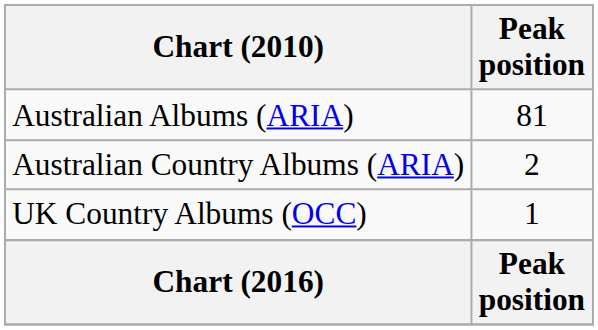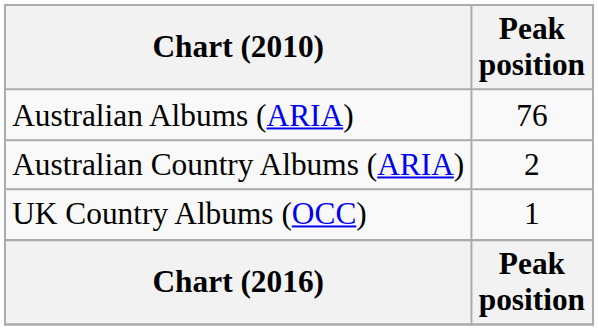(532, 114) 81 -> (532, 114) 76
